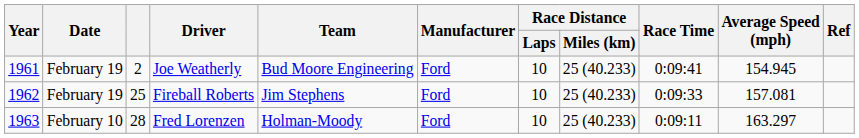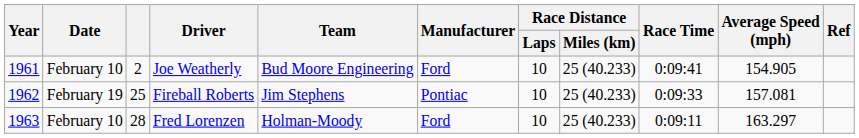(85, 69) February 19 -> (85, 69) February 10
(771, 69) 154.945 -> (771, 69) 154.905
(436, 95) Ford -> (444, 95) Pontiac
